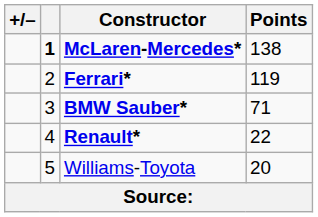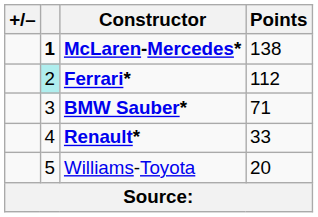(50, 78) no background -> (50, 78) paleturquoise background
(265, 78) 119 -> (265, 78) 112
(261, 137) 22 -> (261, 137) 33
